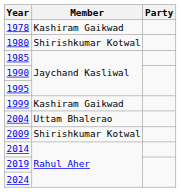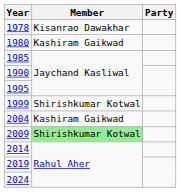(79, 27) Kashiram Gaikwad -> (81, 27) Kisanrao Dawakhar
(87, 42) Shirishkumar Kotwal -> (79, 42) Kashiram Gaikwad
(79, 104) Kashiram Gaikwad -> (87, 104) Shirishkumar Kotwal
(73, 119) Uttam Bhalerao -> (79, 119) Kashiram Gaikwad
(87, 134) no background -> (87, 134) lightgreen background
